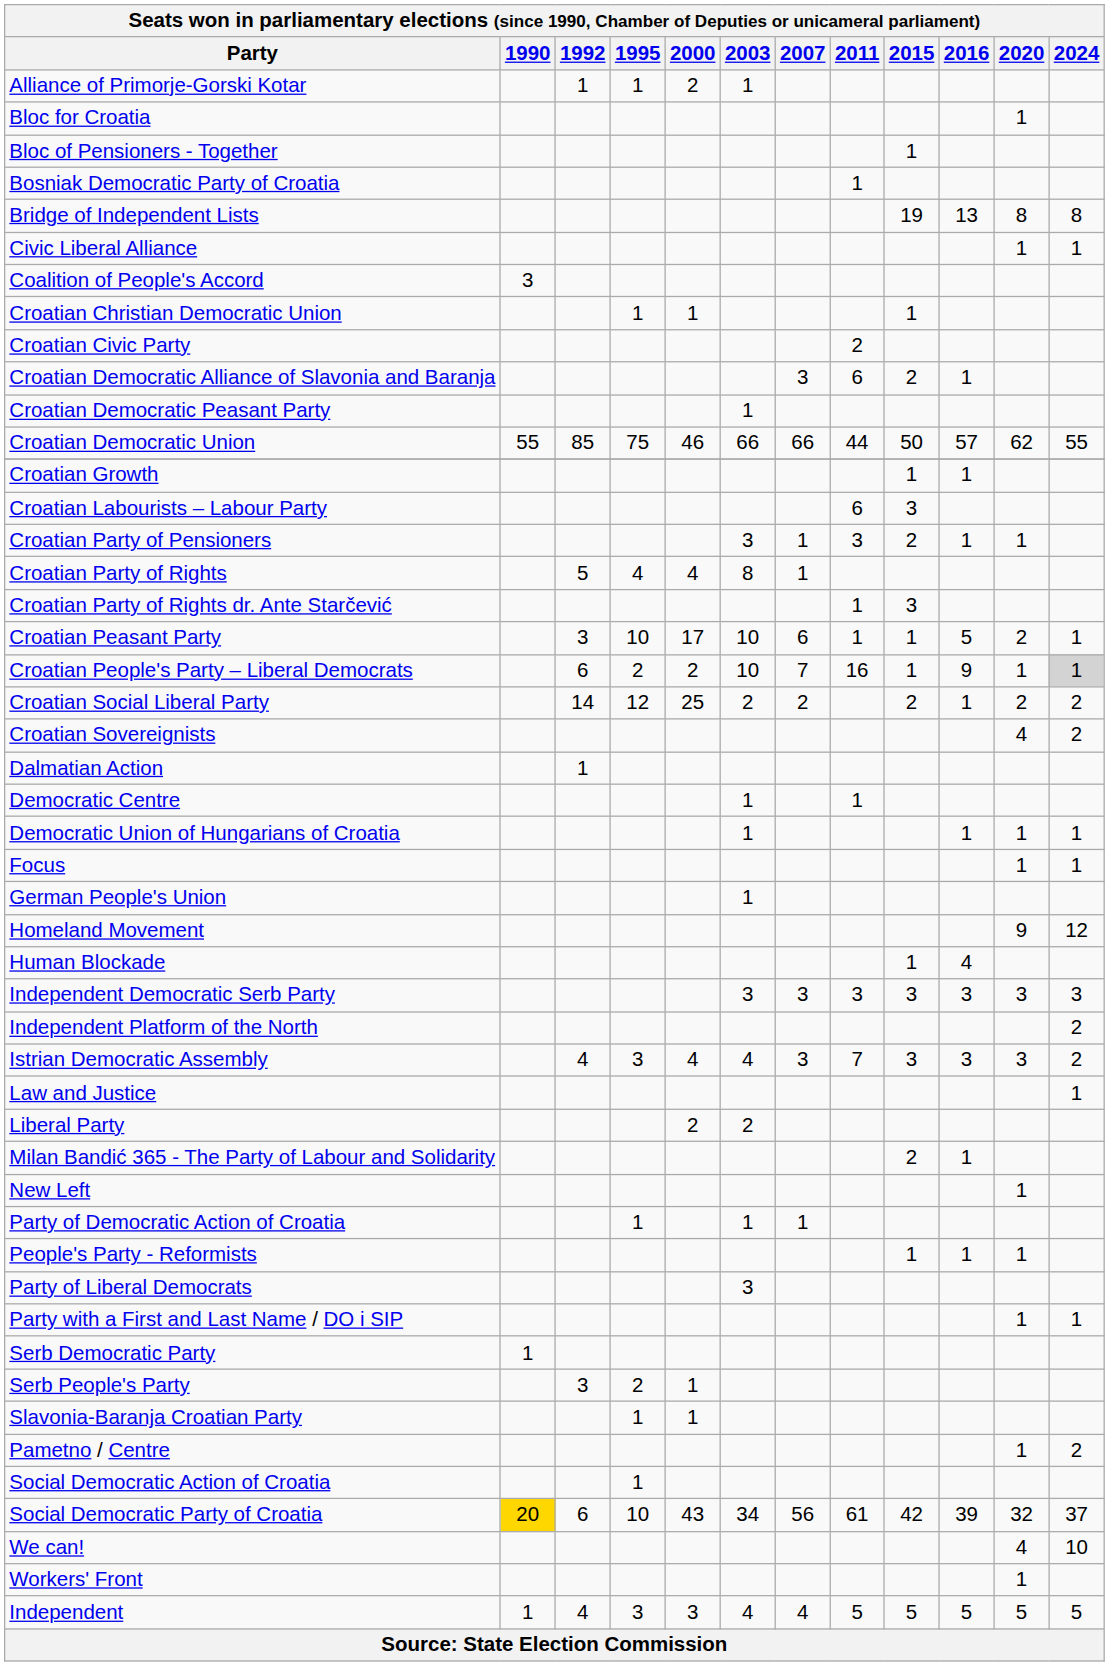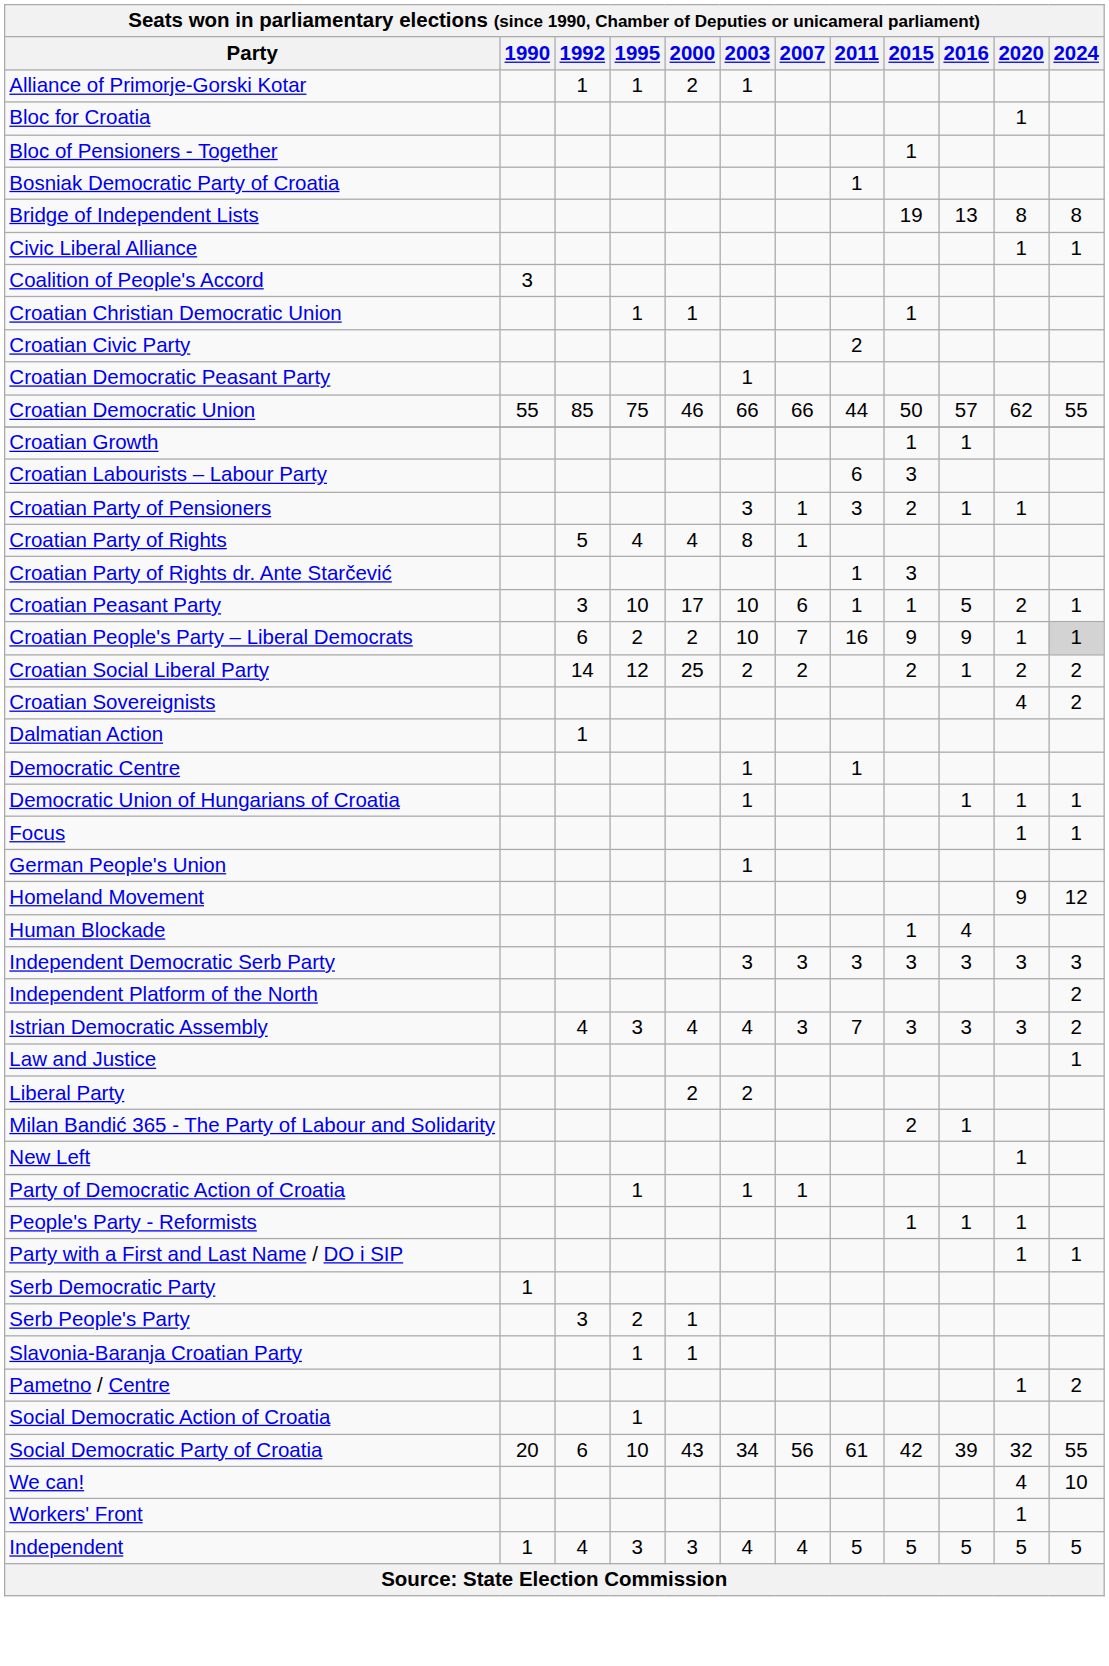- row: (252, 378)
(912, 670) 1 -> (911, 637) 9
- row: (131, 1287)
(528, 1514) gold background -> (527, 1449) no background
(1077, 1514) 37 -> (1076, 1449) 55
